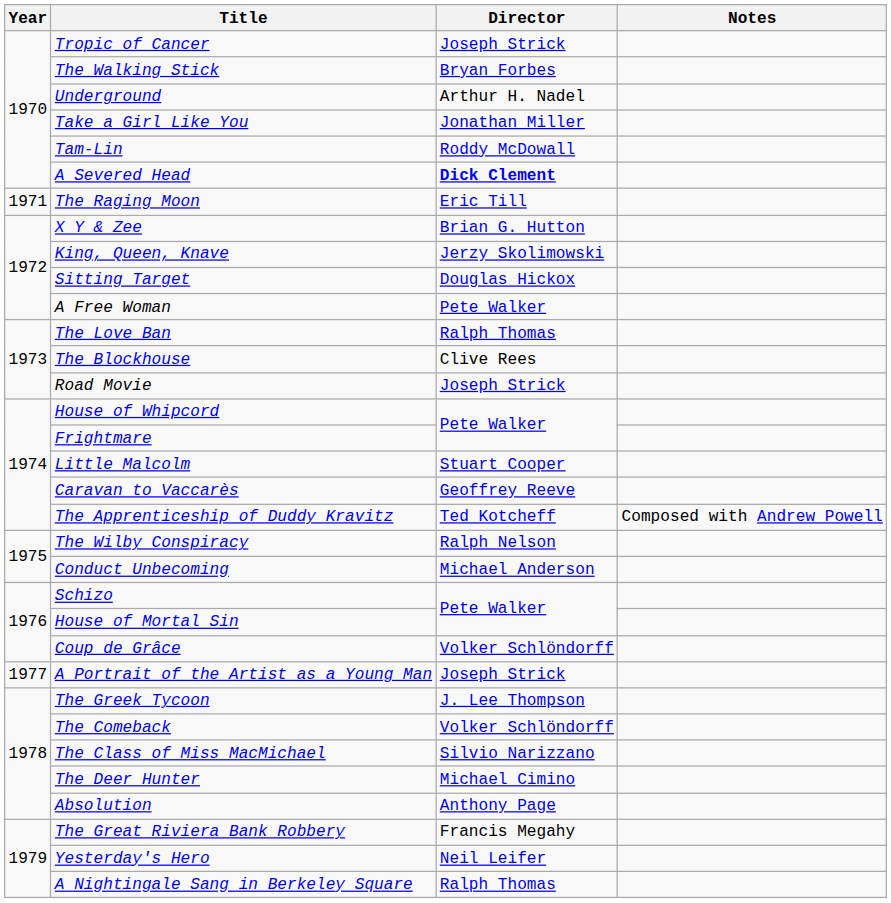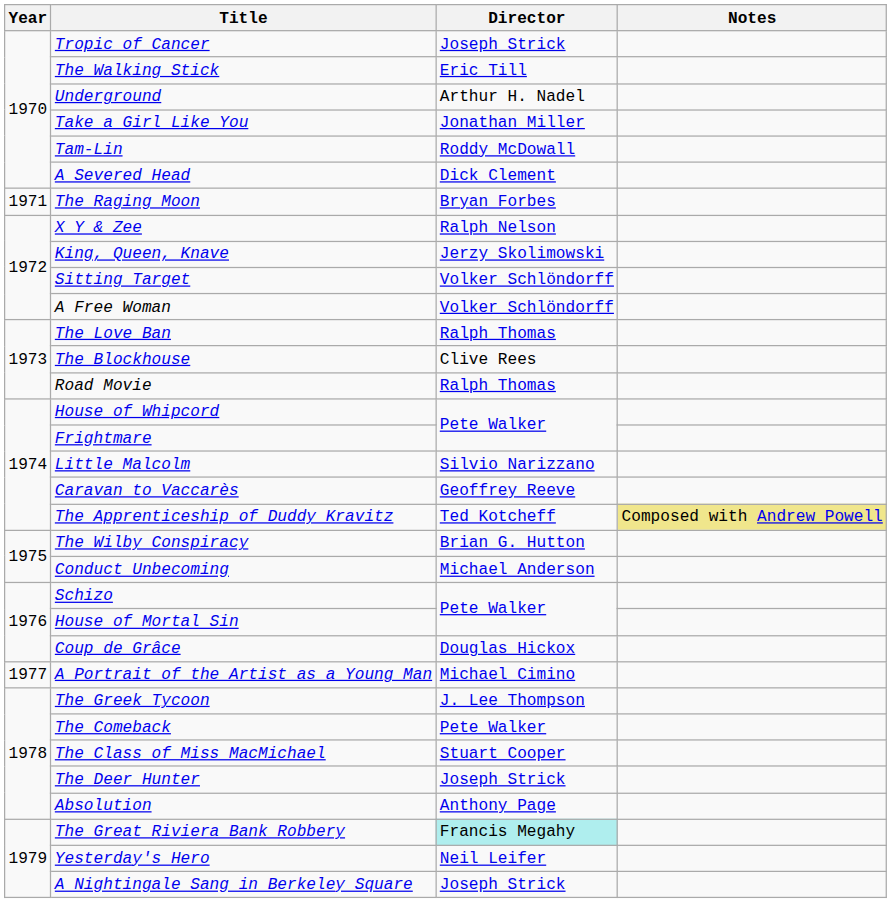(498, 70) Bryan Forbes -> (483, 70) Eric Till
(498, 175) bold -> (498, 175) normal
(483, 202) Eric Till -> (498, 202) Bryan Forbes
(512, 228) Brian G. Hutton -> (498, 228) Ralph Nelson
(507, 280) Douglas Hickox -> (527, 280) Volker Schlöndorff
(493, 307) Pete Walker -> (527, 307) Volker Schlöndorff
(503, 386) Joseph Strick -> (498, 386) Ralph Thomas
(503, 464) Stuart Cooper -> (517, 464) Silvio Narizzano
(752, 517) no background -> (752, 517) khaki background
(498, 543) Ralph Nelson -> (512, 543) Brian G. Hutton
(527, 648) Volker Schlöndorff -> (507, 648) Douglas Hickox
(503, 675) Joseph Strick -> (507, 675) Michael Cimino
(527, 727) Volker Schlöndorff -> (493, 727) Pete Walker
(517, 753) Silvio Narizzano -> (503, 753) Stuart Cooper
(507, 780) Michael Cimino -> (503, 780) Joseph Strick
(507, 832) no background -> (507, 832) paleturquoise background
(498, 885) Ralph Thomas -> (503, 885) Joseph Strick
